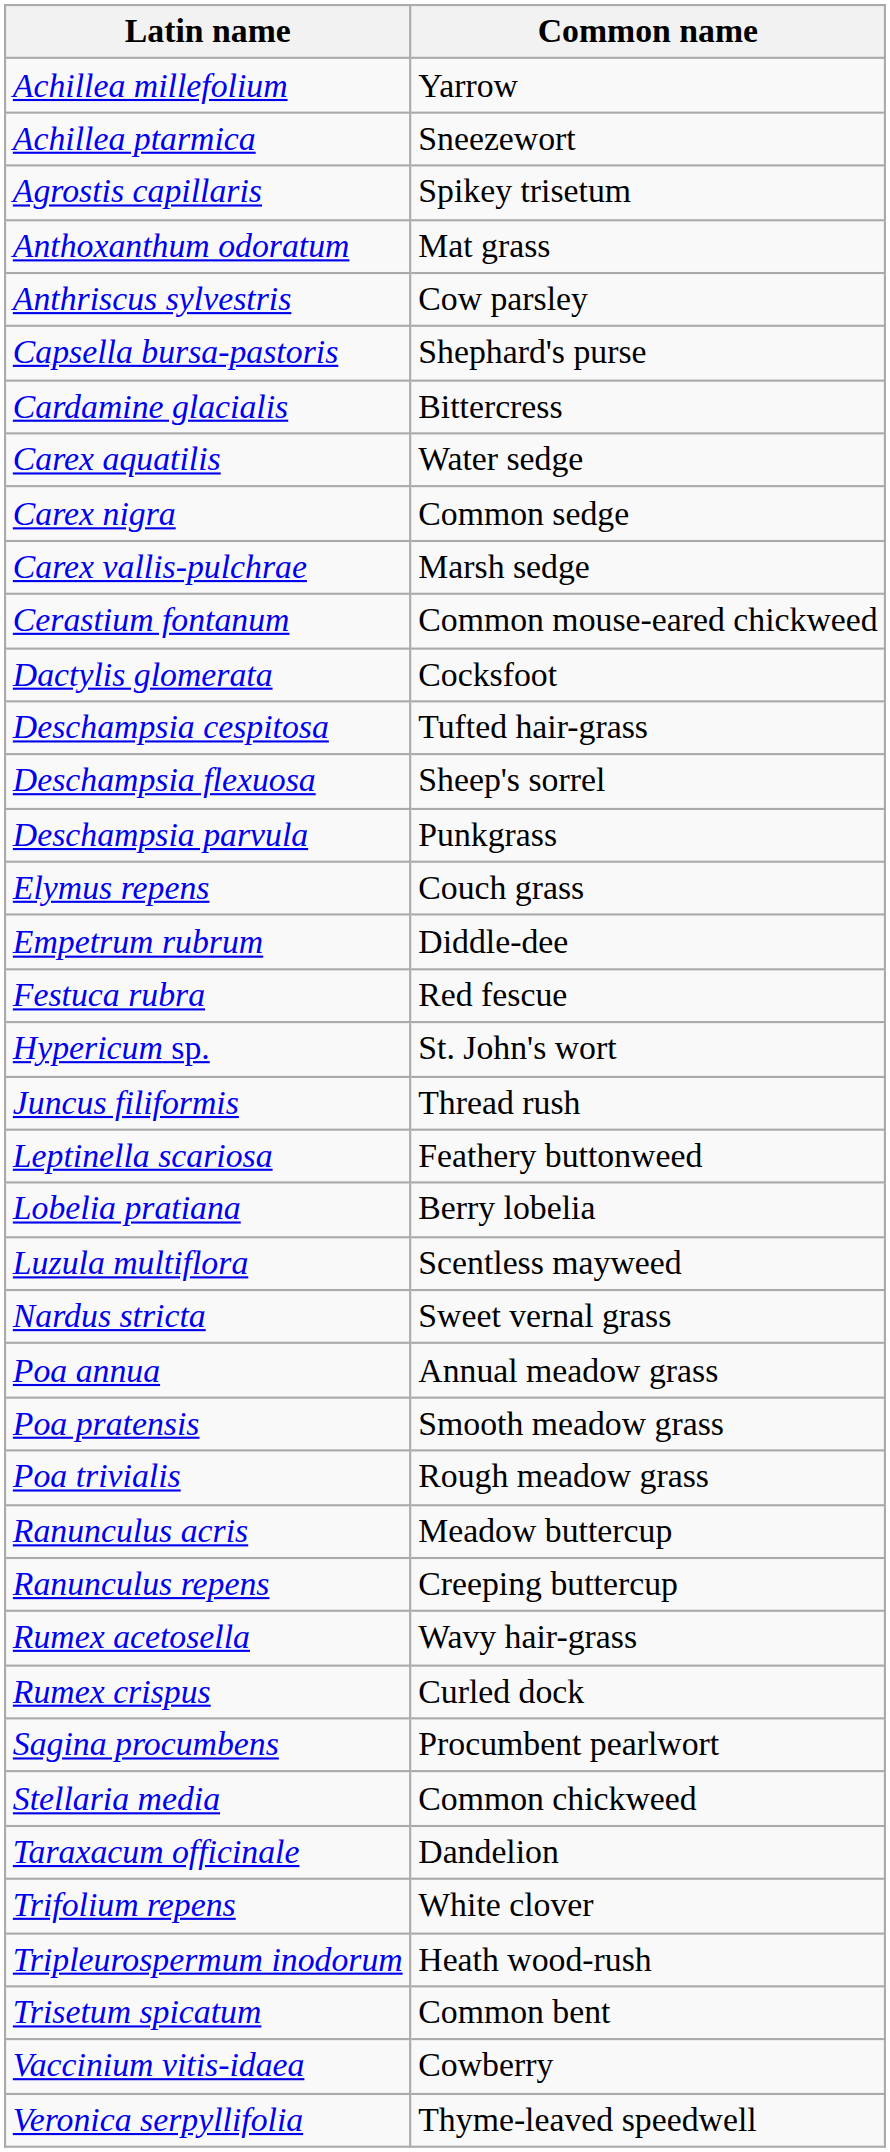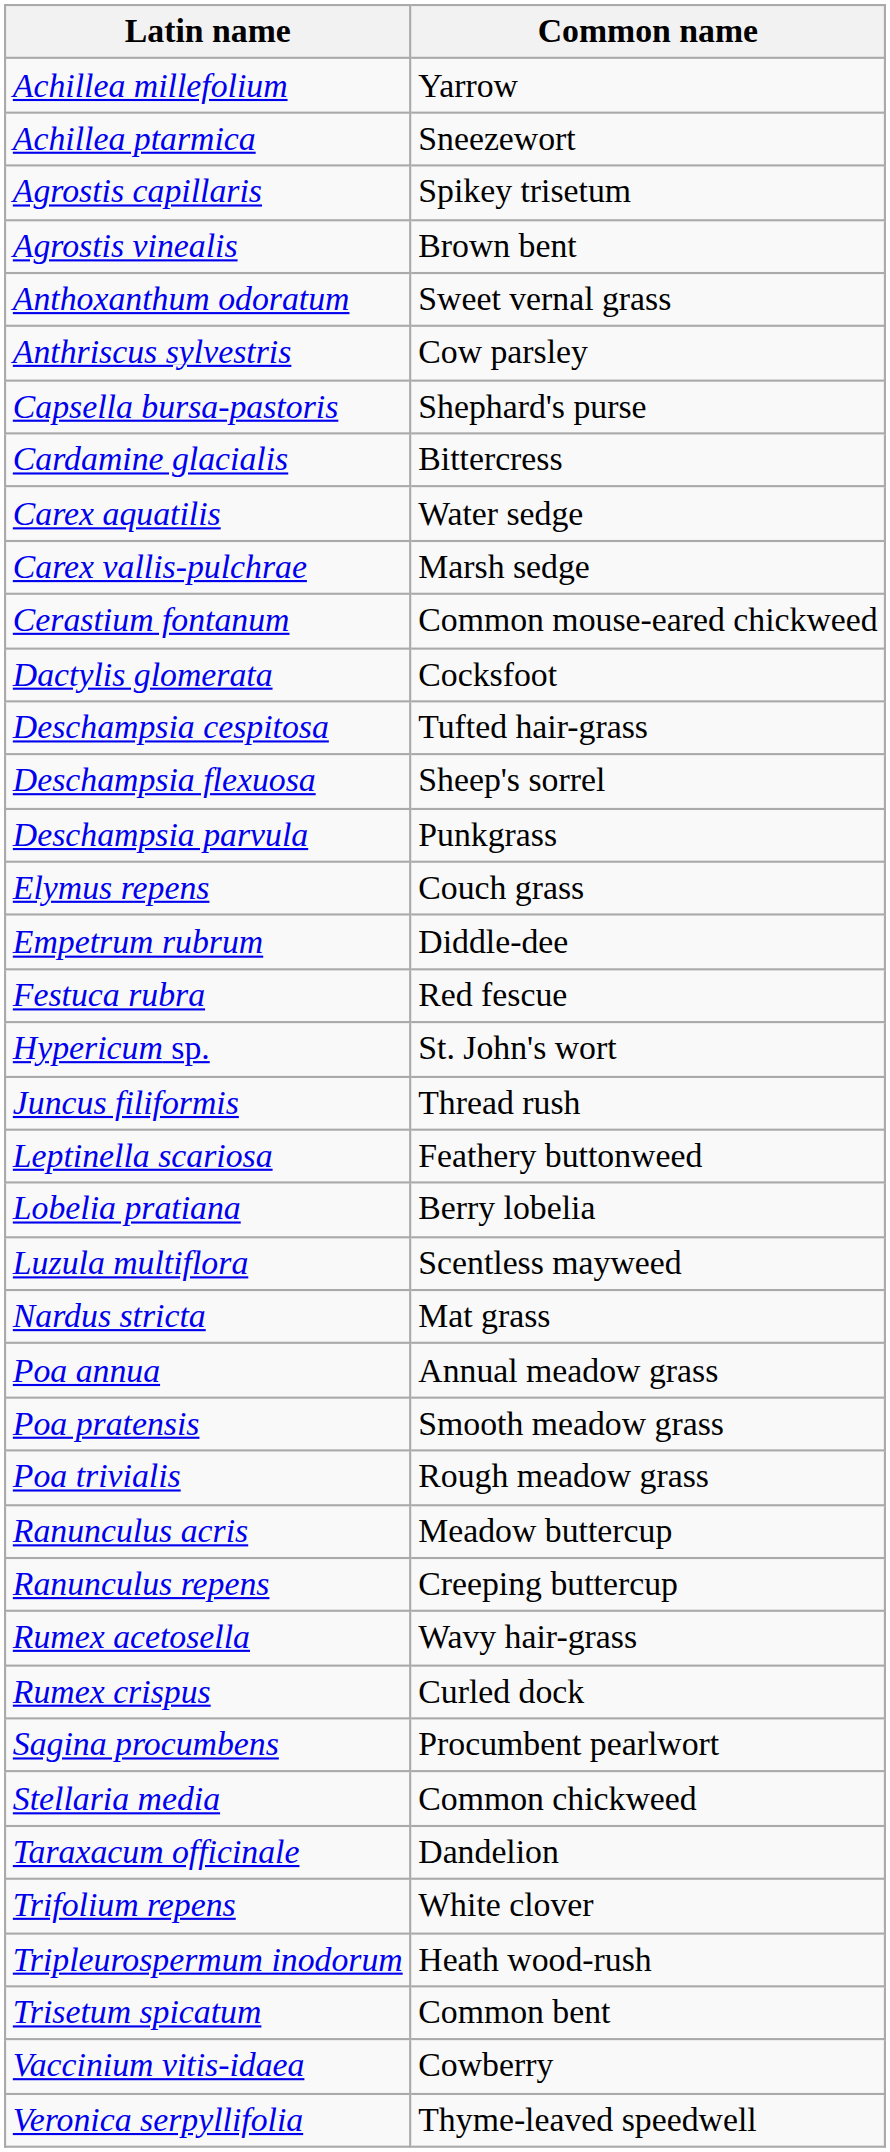+ row: (125, 245)
(484, 245) Mat grass -> (545, 298) Sweet vernal grass
- row: (94, 513)
(545, 1316) Sweet vernal grass -> (484, 1316) Mat grass
